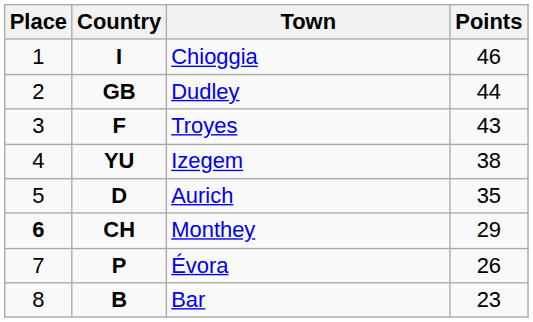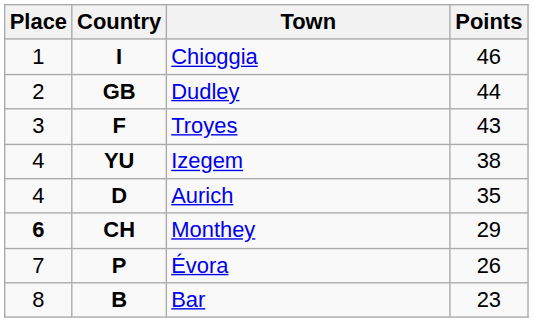(38, 195) 5 -> (38, 195) 4
